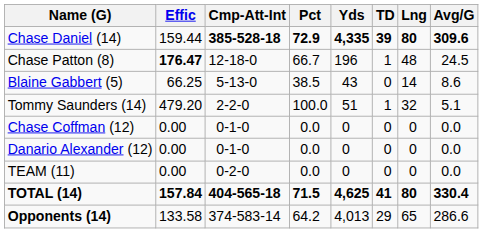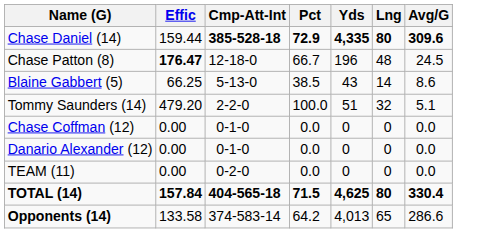- column: (385, 15)
